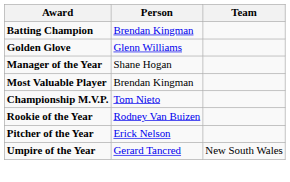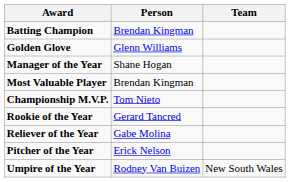(157, 116) Rodney Van Buizen -> (147, 116) Gerard Tancred
+ row: (53, 133)
(147, 151) Gerard Tancred -> (157, 168) Rodney Van Buizen
